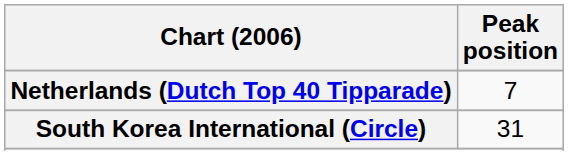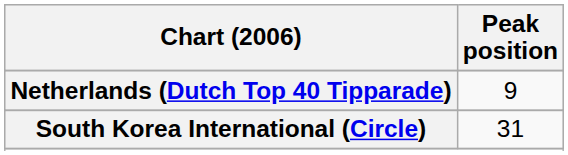(510, 90) 7 -> (510, 90) 9
